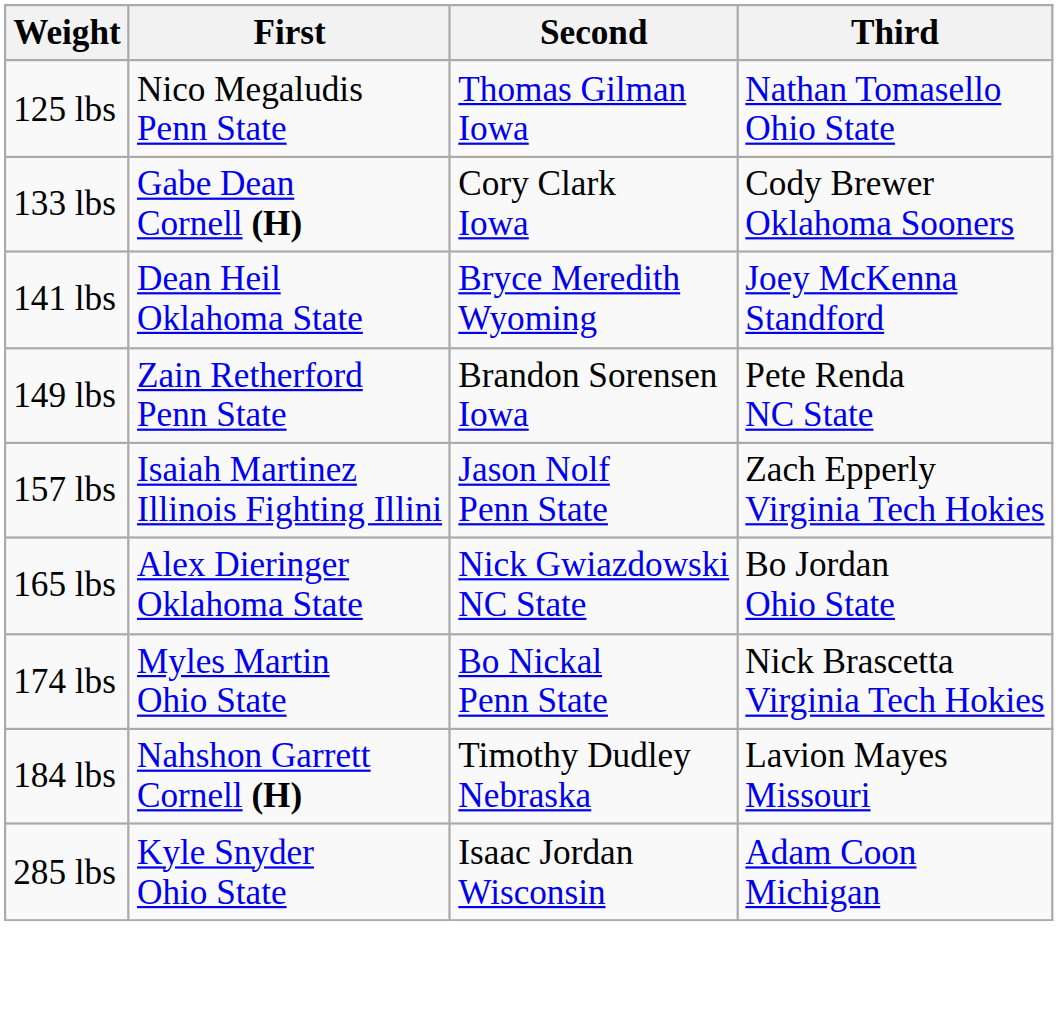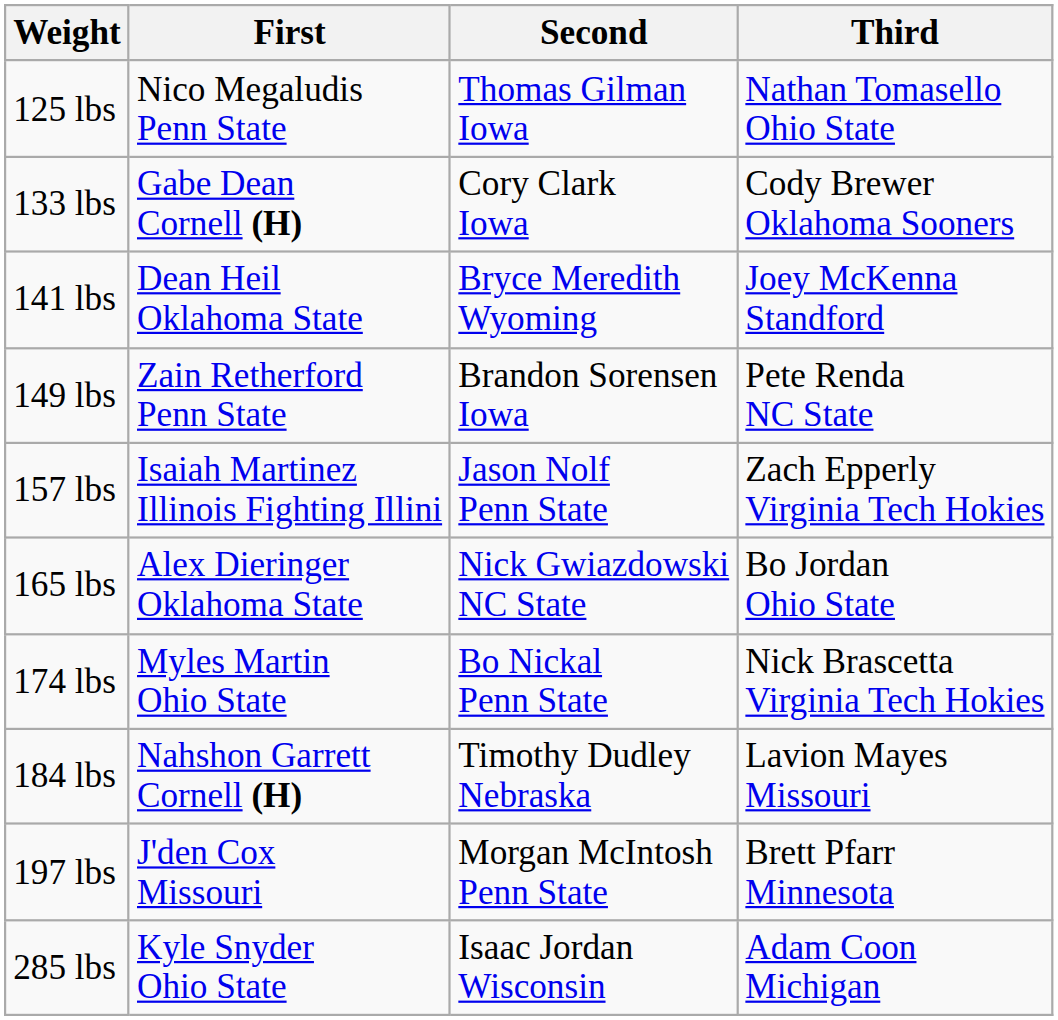+ row: (65, 871)
